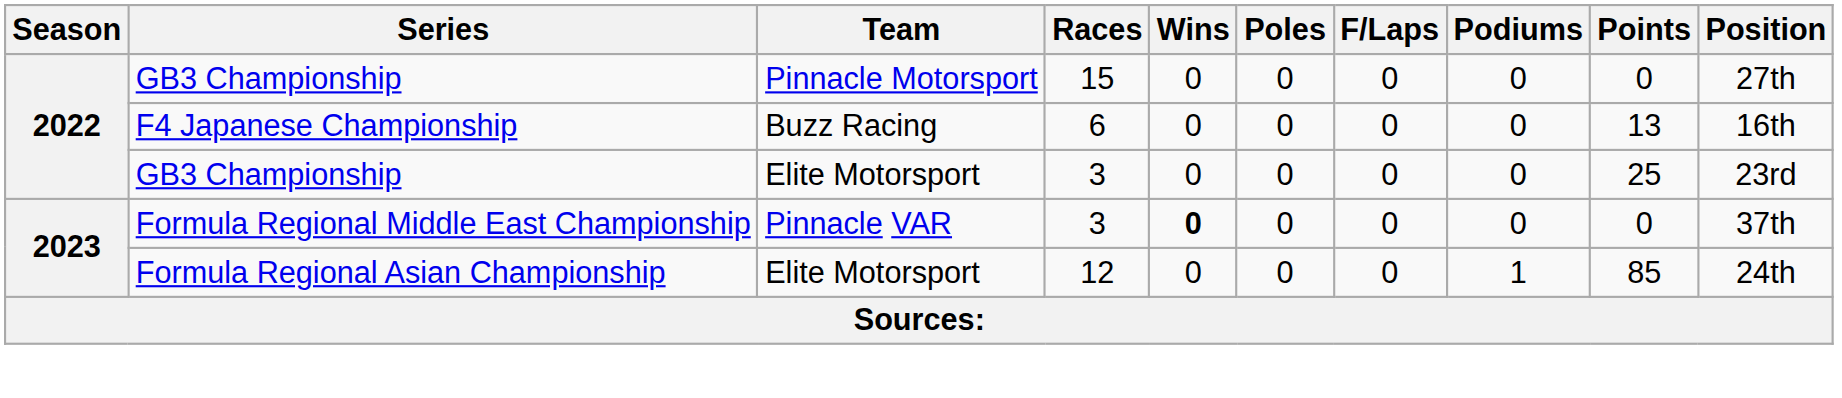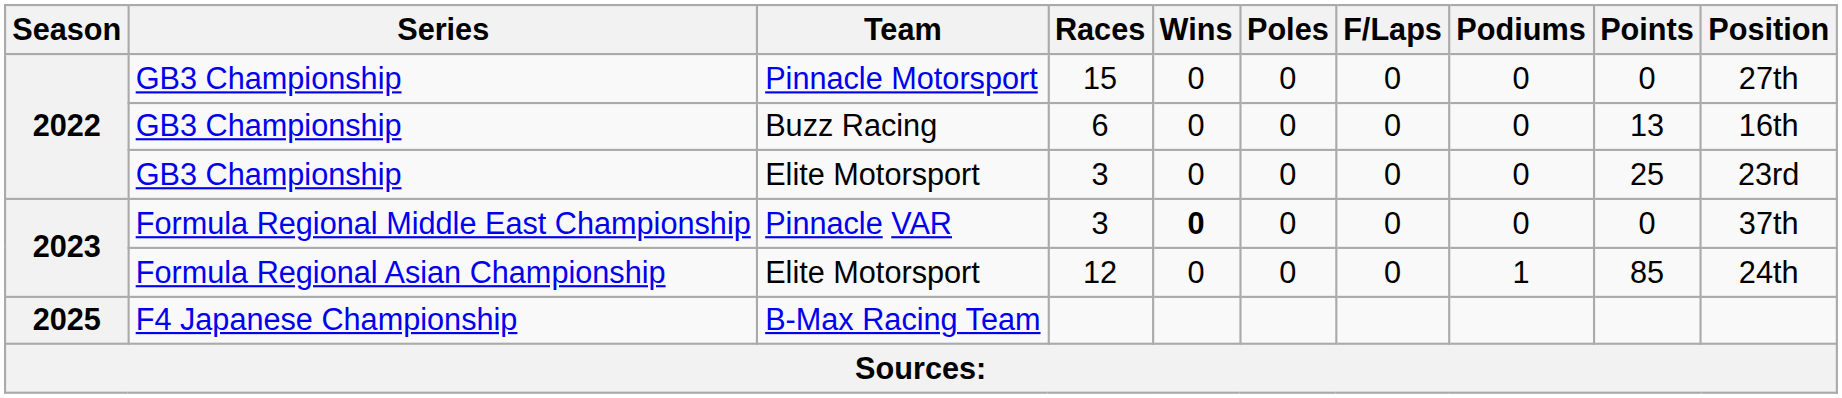(327, 127) F4 Japanese Championship -> (269, 127) GB3 Championship
+ row: (903, 320)
